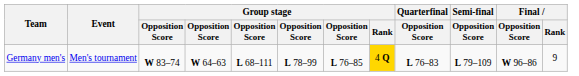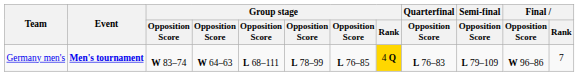(103, 58) normal -> (107, 58) bold
(555, 58) 9 -> (561, 58) 7
